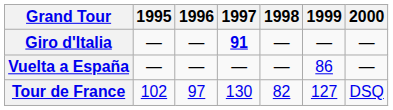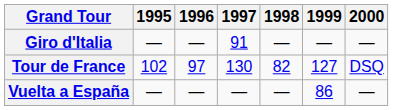(239, 42) bold -> (239, 42) normal
rows swapped: (69, 92) <-> (69, 67)
